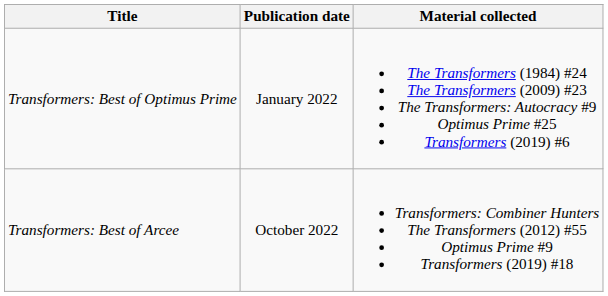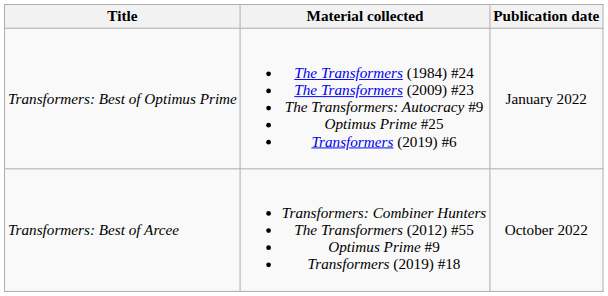columns swapped: (478, 16) <-> (297, 16)
